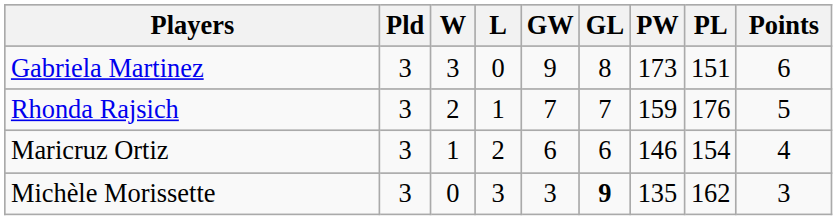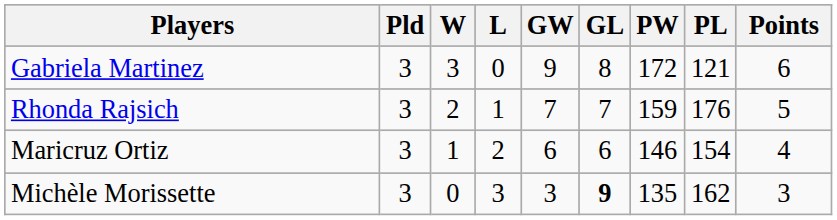(657, 67) 173 -> (657, 67) 172
(711, 67) 151 -> (711, 67) 121
